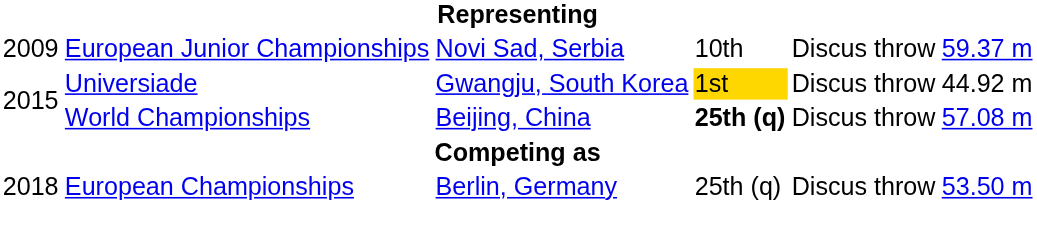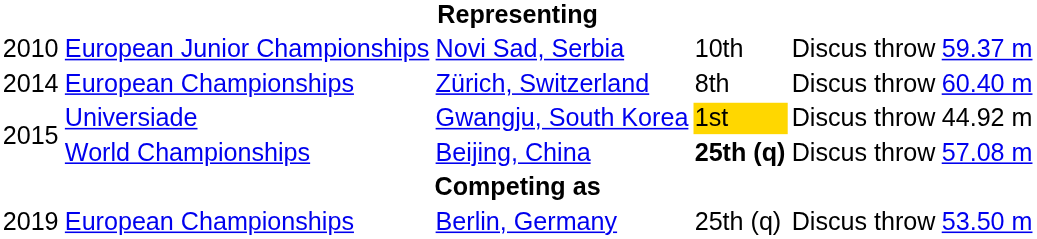(31, 49) 2009 -> (31, 49) 2010
+ row: (542, 83)
(31, 187) 2018 -> (31, 221) 2019
